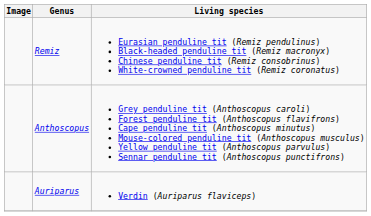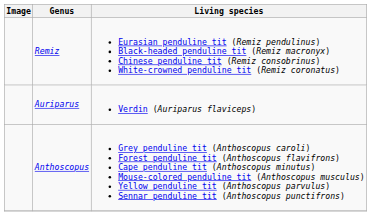rows swapped: (62, 128) <-> (57, 191)
